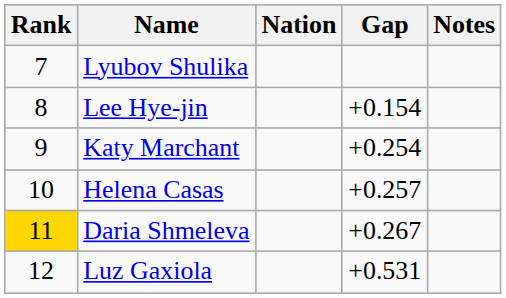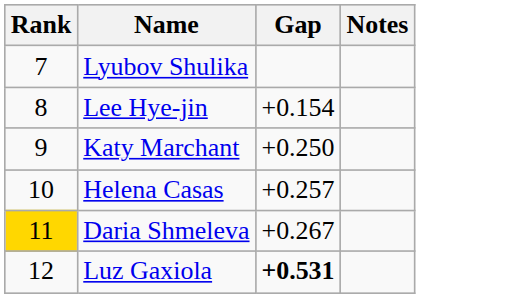- column: (299, 25)
(385, 148) +0.254 -> (298, 148) +0.250
(385, 271) normal -> (298, 271) bold
